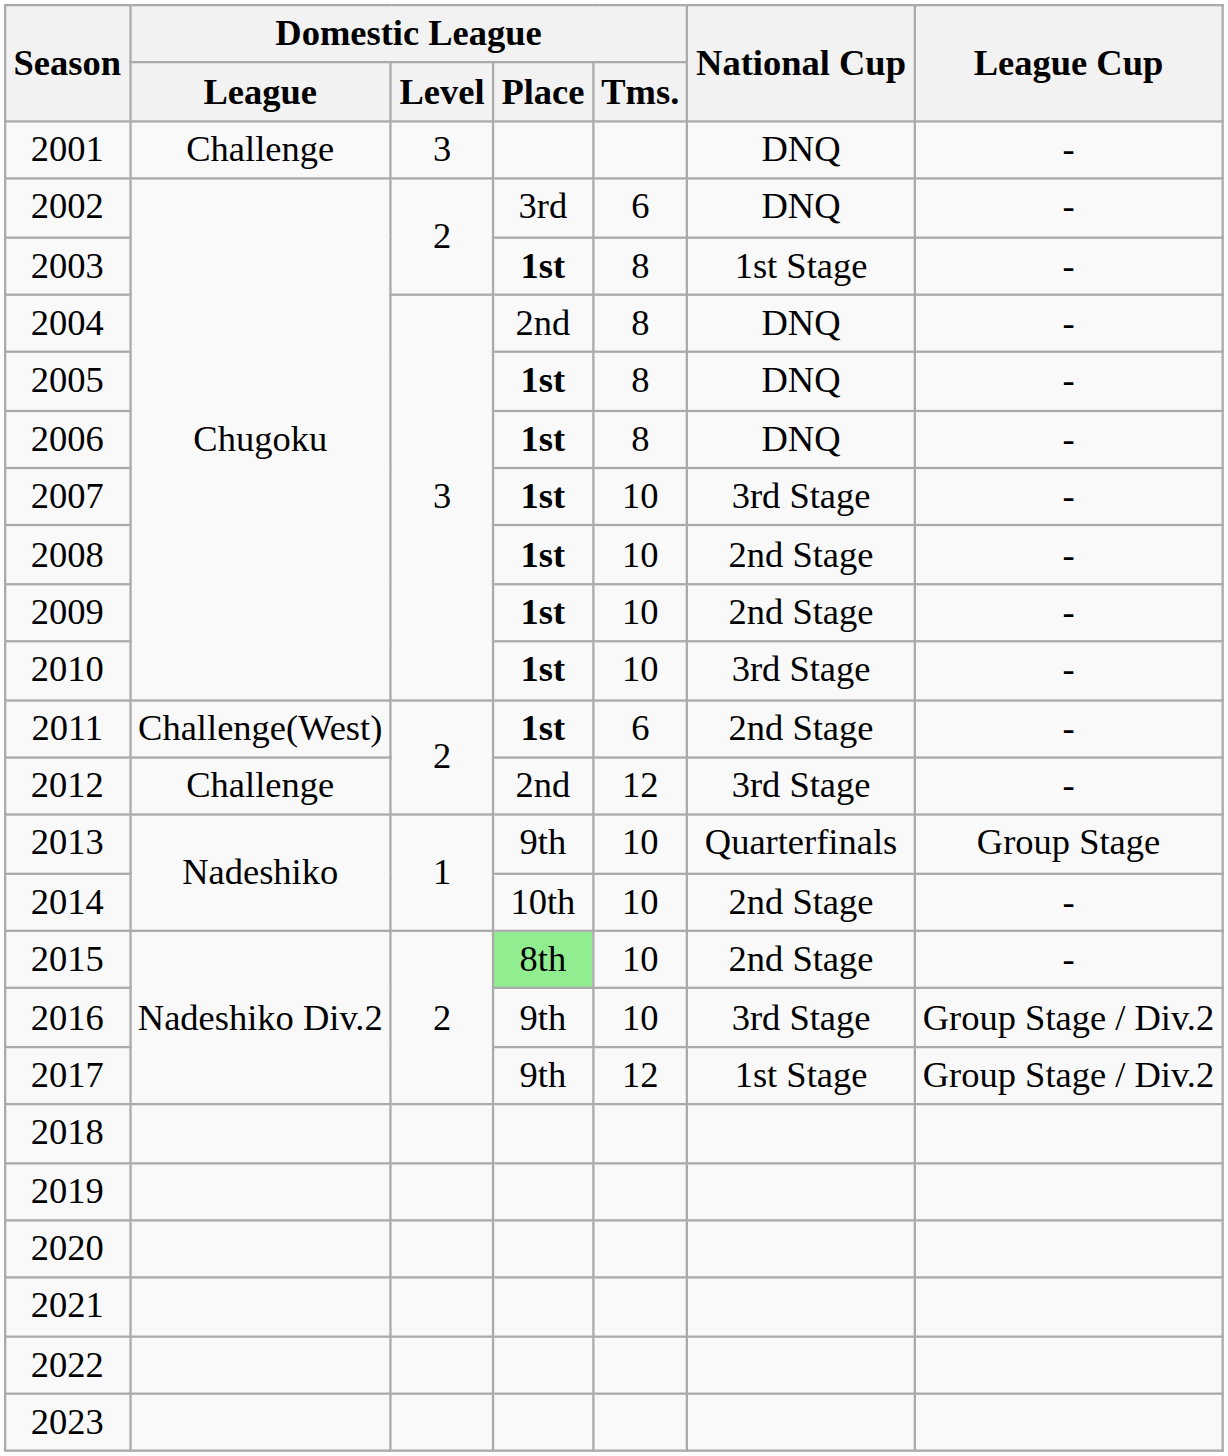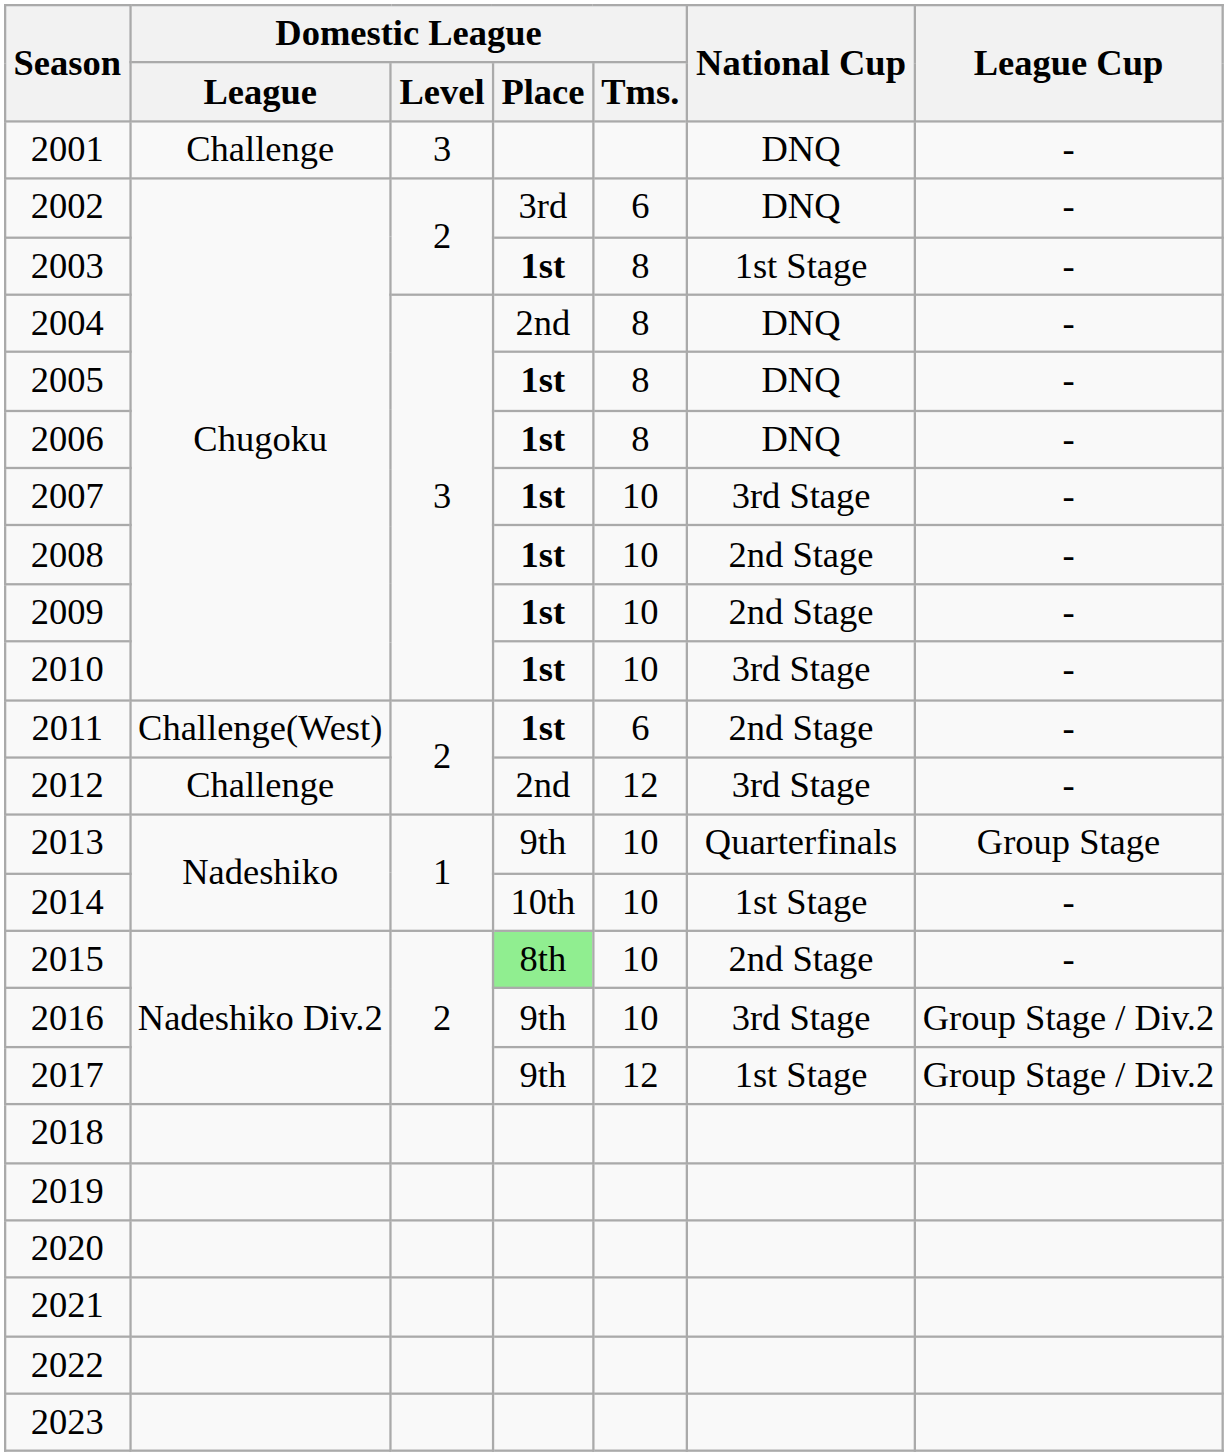(801, 901) 2nd Stage -> (801, 901) 1st Stage
